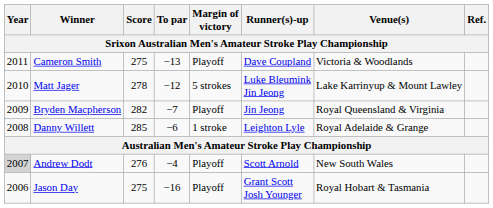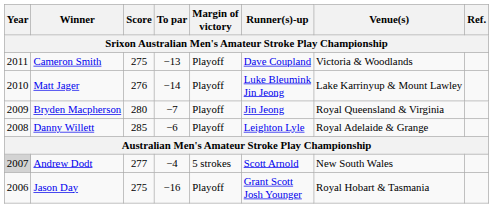(139, 86) 278 -> (139, 86) 276
(172, 86) −12 -> (172, 86) −14
(212, 86) 5 strokes -> (208, 86) Playoff
(139, 110) 282 -> (139, 110) 280
(209, 128) 1 stroke -> (208, 128) Playoff
(139, 163) 276 -> (139, 163) 277
(208, 163) Playoff -> (212, 163) 5 strokes
